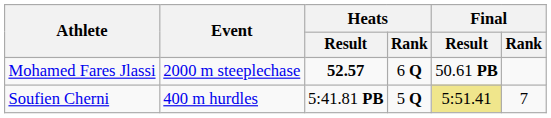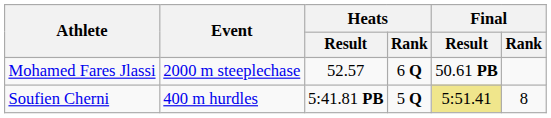(346, 71) bold -> (346, 71) normal
(524, 99) 7 -> (524, 99) 8
